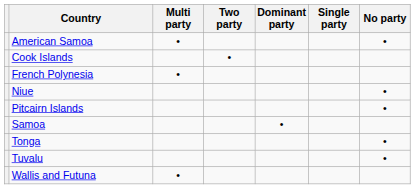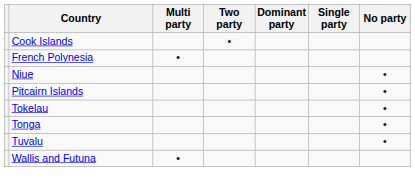- row: (52, 41)
- row: (28, 125)
+ row: (30, 108)
